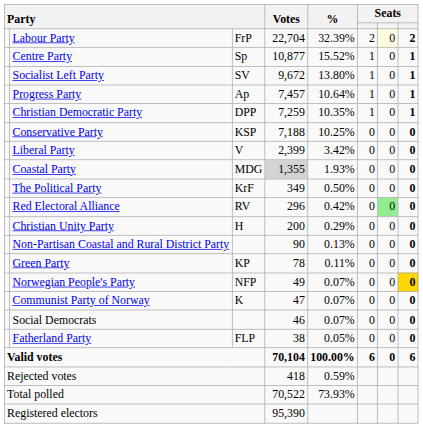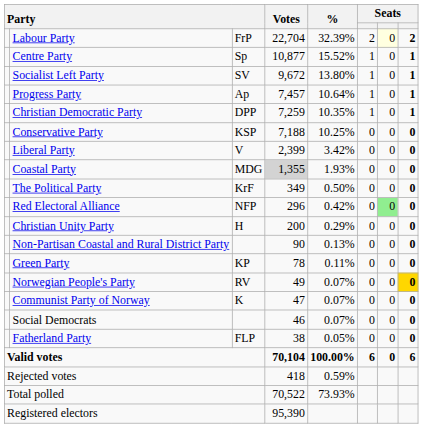(242, 207) RV -> (246, 207) NFP
(246, 282) NFP -> (242, 282) RV
